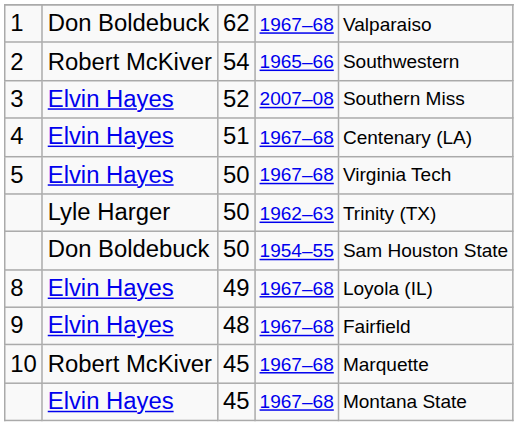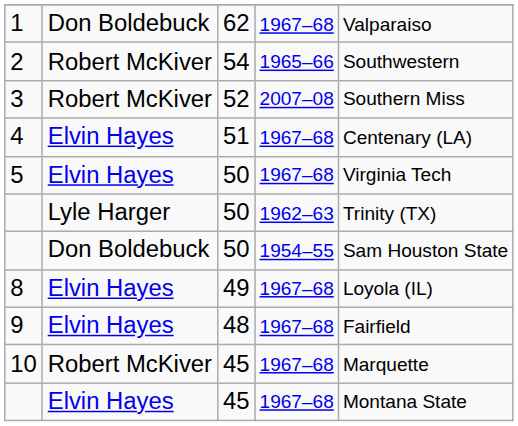(111, 99) Elvin Hayes -> (130, 99) Robert McKiver
